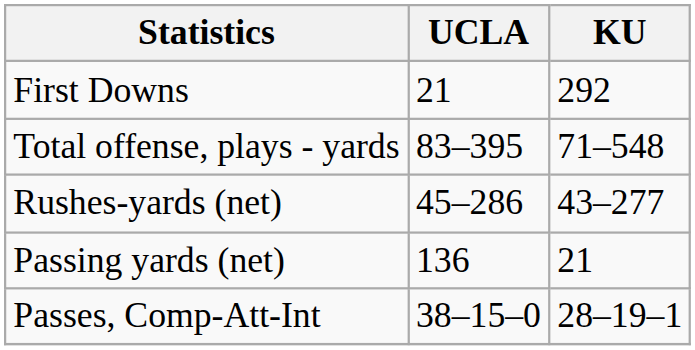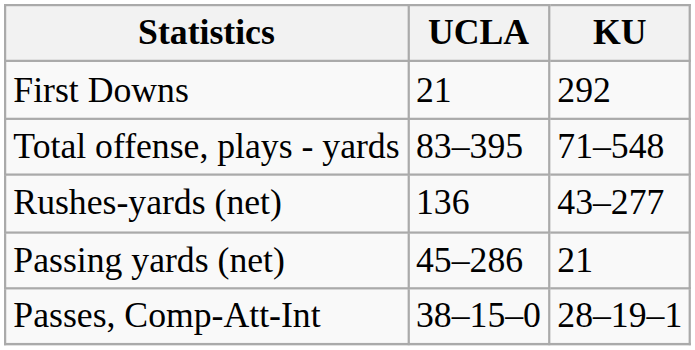(470, 202) 45–286 -> (443, 202) 136
(443, 259) 136 -> (470, 259) 45–286
